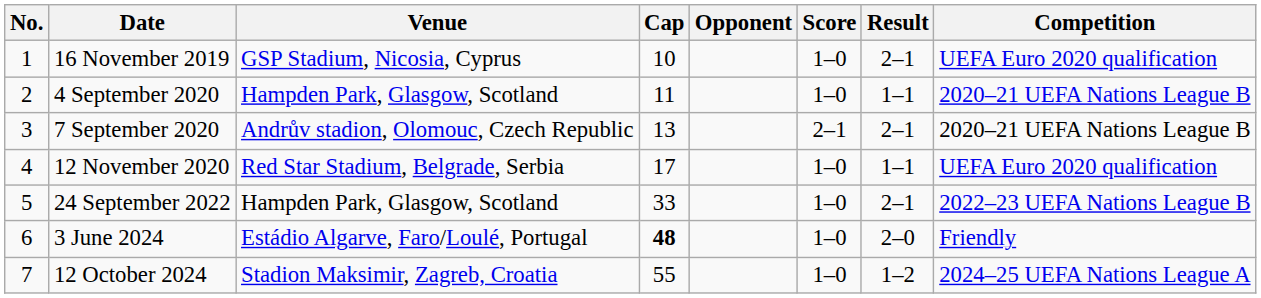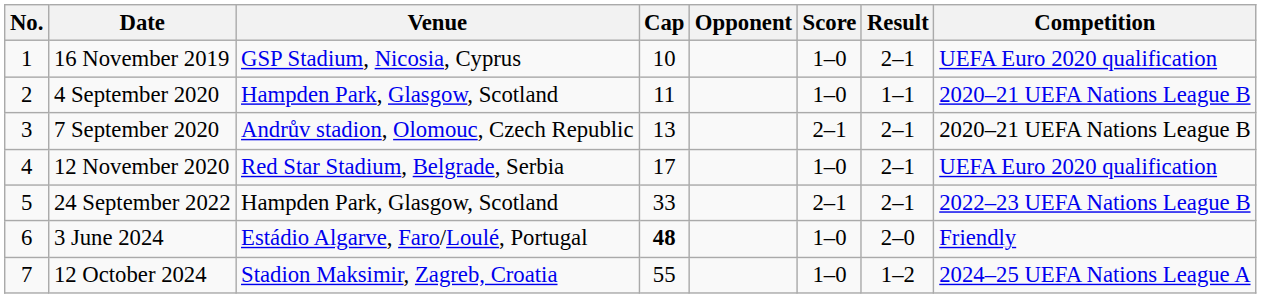(898, 166) 1–1 -> (898, 166) 2–1
(829, 202) 1–0 -> (829, 202) 2–1
